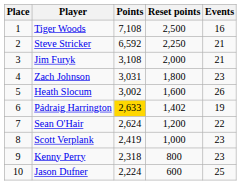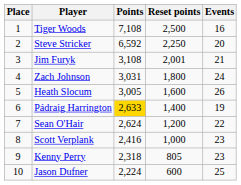(220, 44) 21 -> (220, 44) 20
(174, 60) 2,000 -> (174, 60) 2,001
(220, 76) 23 -> (220, 76) 24
(130, 92) 3,002 -> (130, 92) 3,005
(174, 108) 1,402 -> (174, 108) 1,400
(130, 140) 2,419 -> (130, 140) 2,416
(174, 156) 800 -> (174, 156) 805
